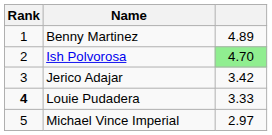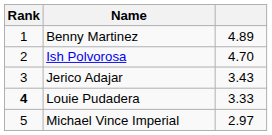(241, 57) lightgreen background -> (241, 57) no background
(241, 78) 3.42 -> (241, 78) 3.43
